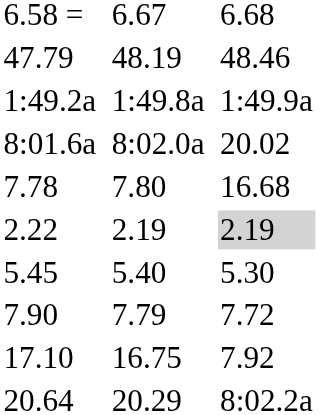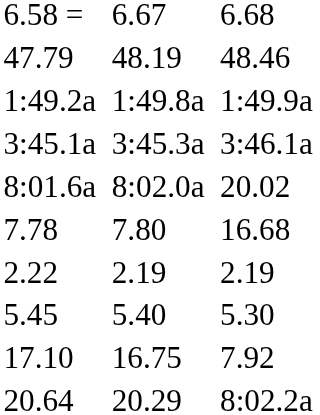+ row: (50, 143)
(247, 229) lightgrey background -> (247, 272) no background
- row: (31, 315)
